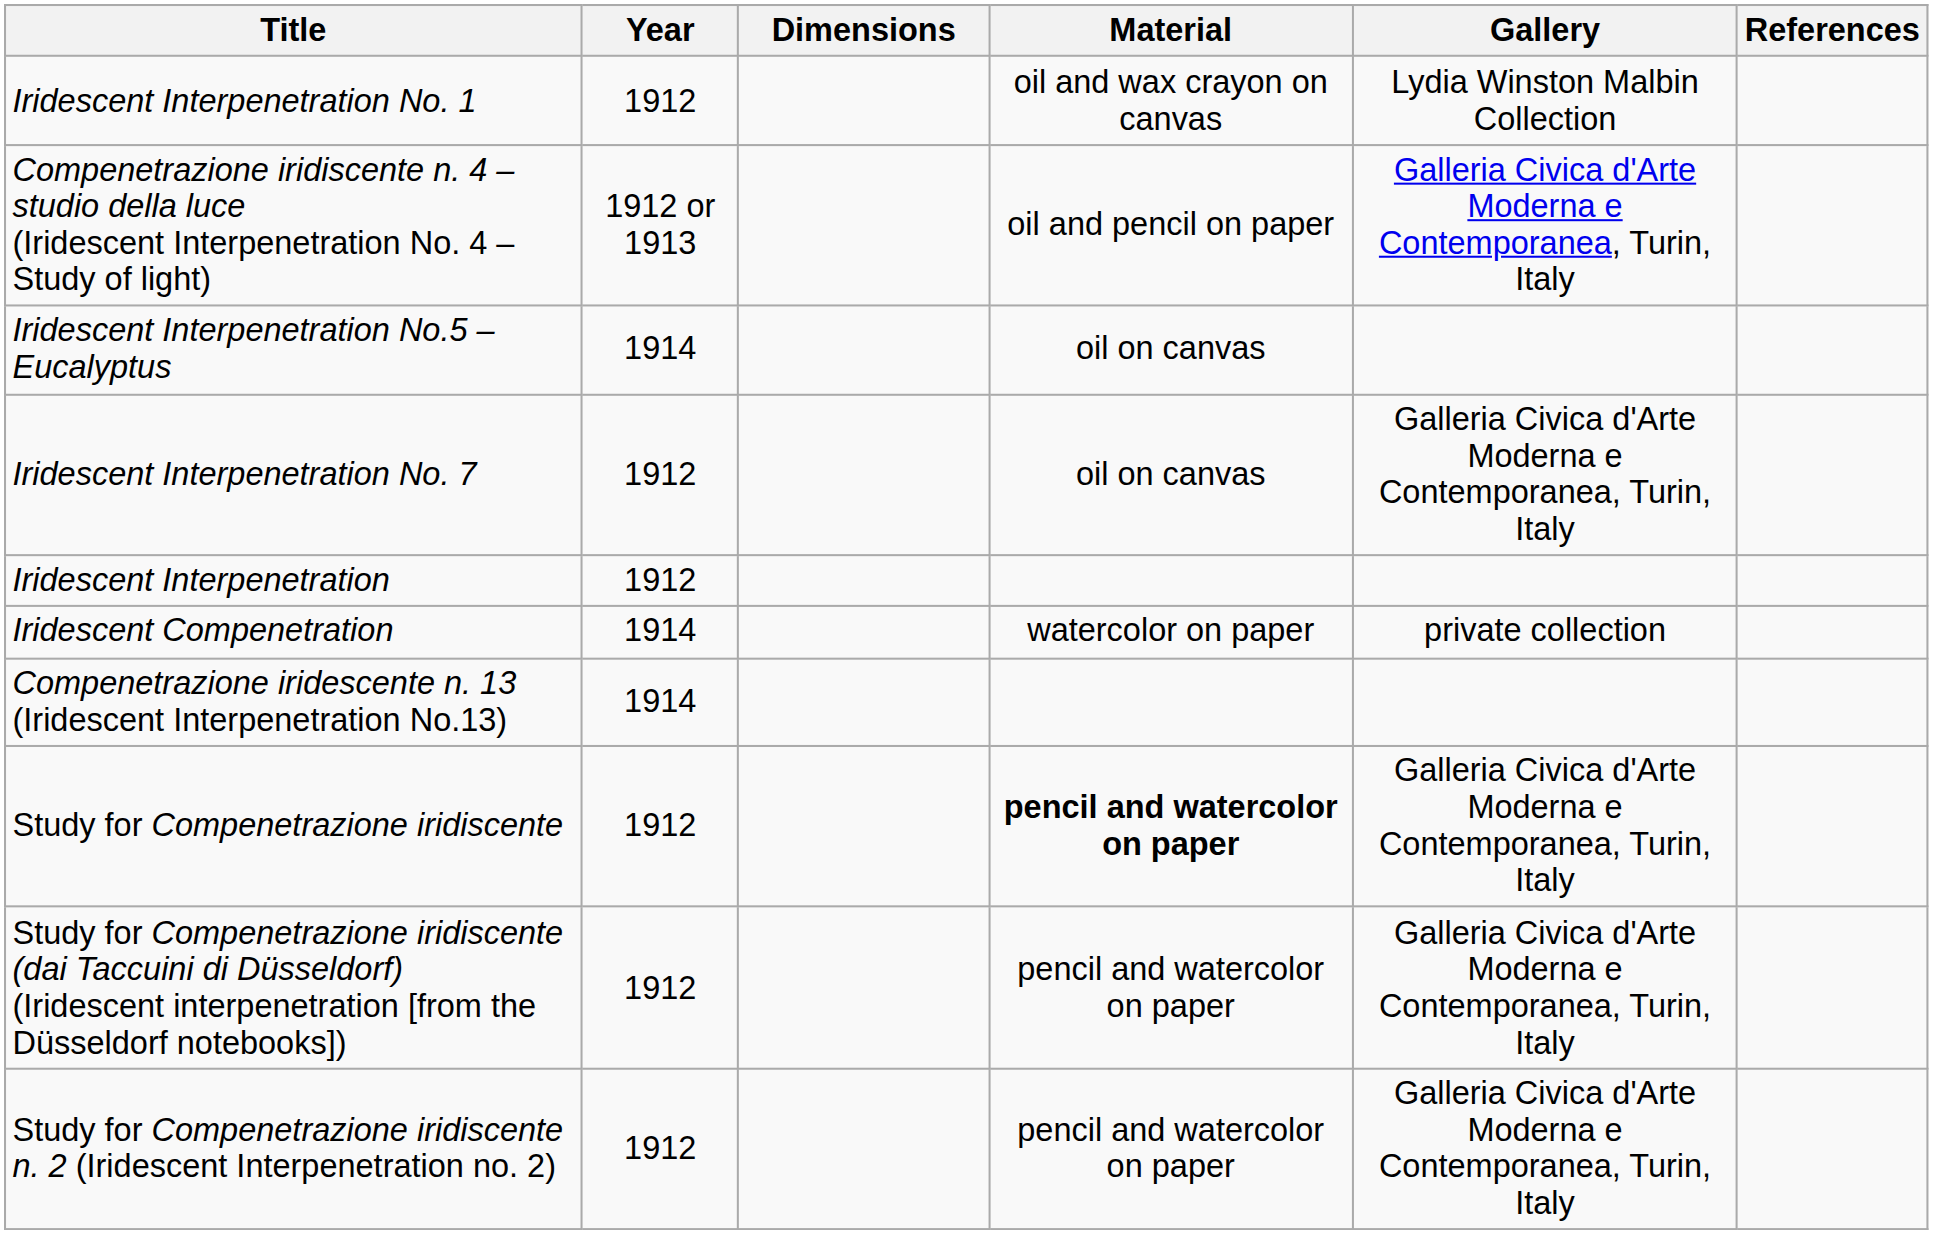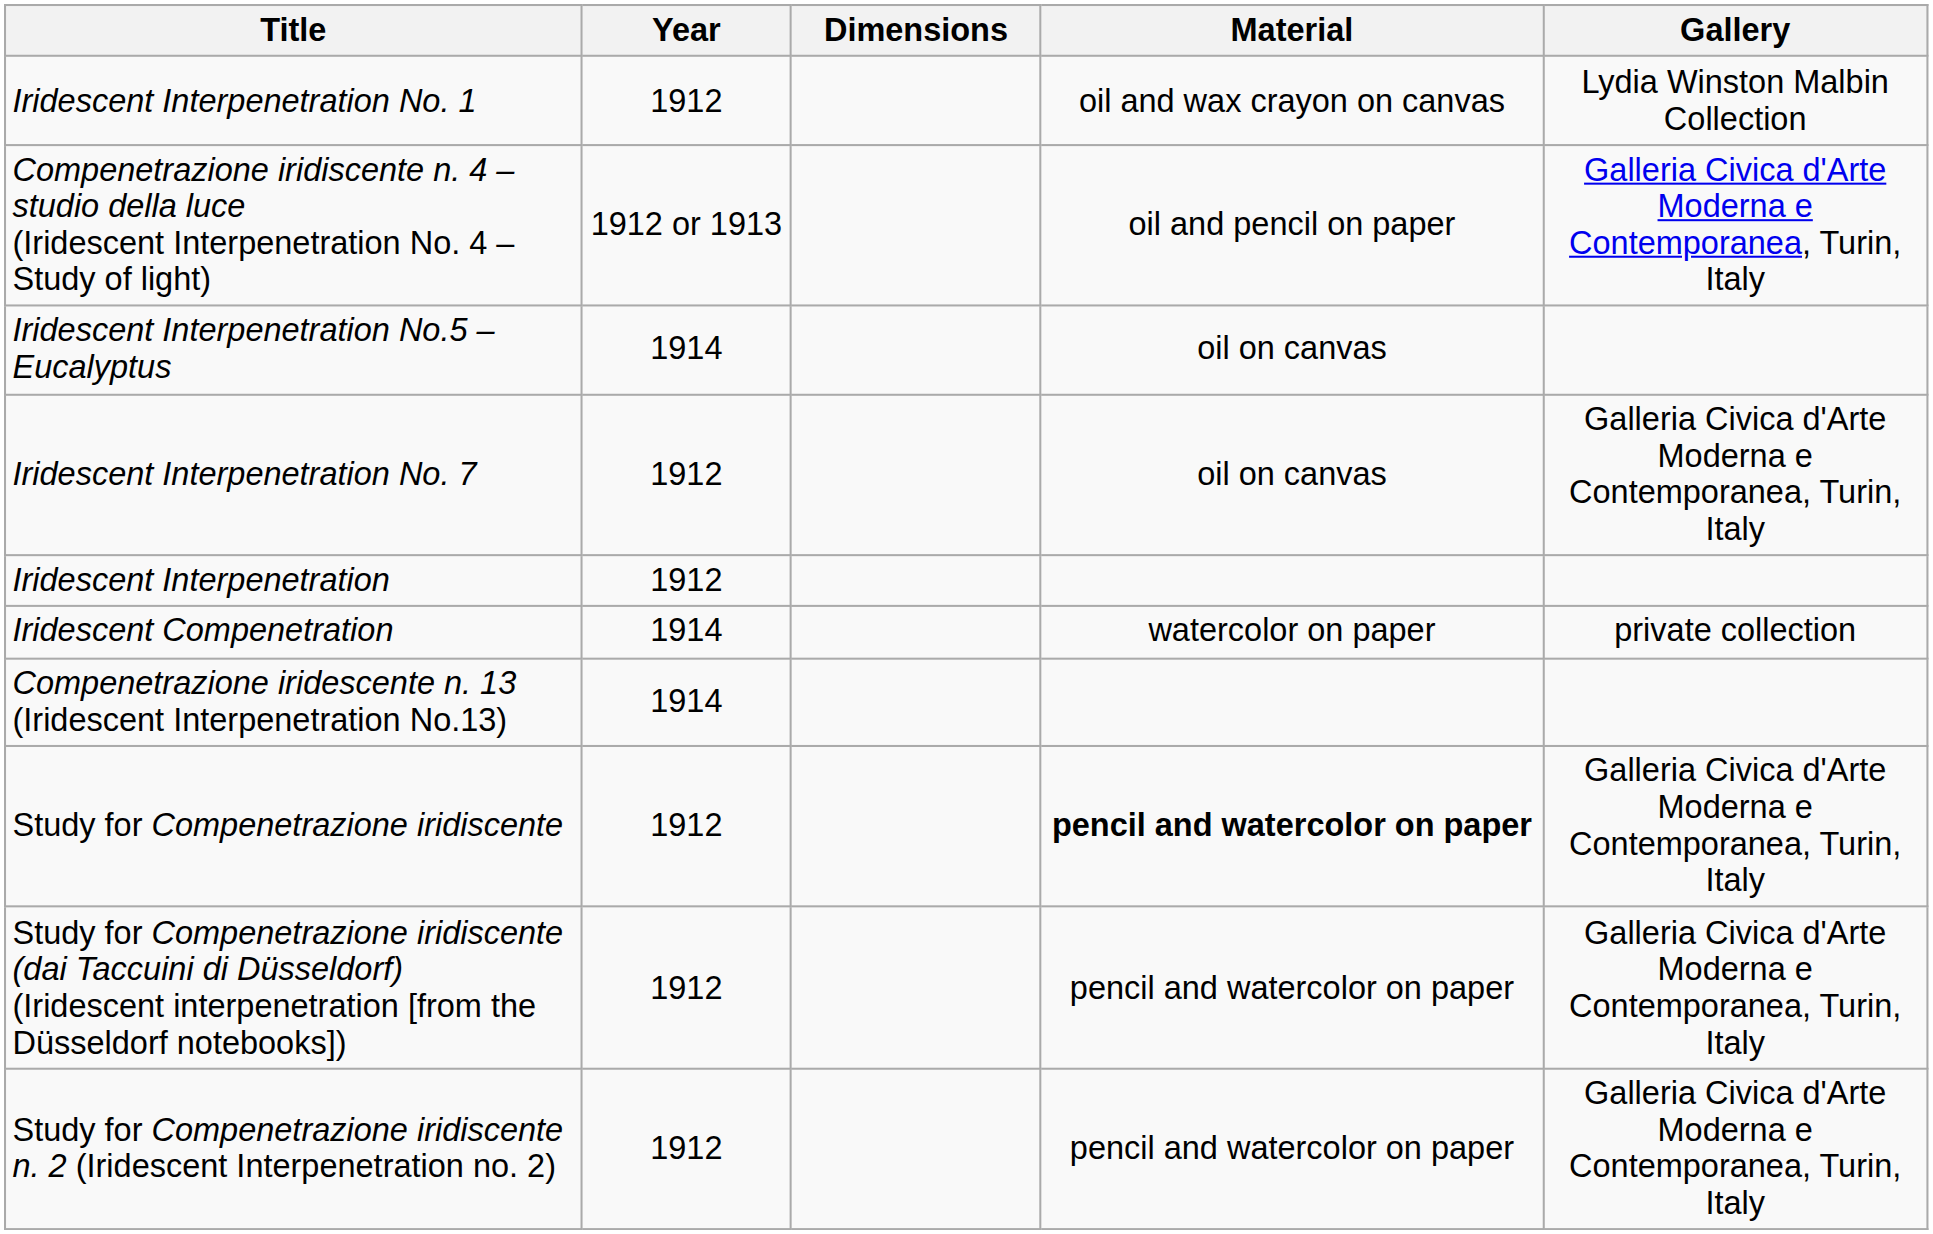- column: (1832, 30)
